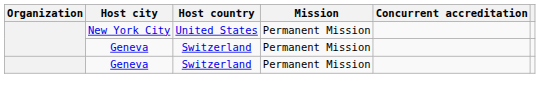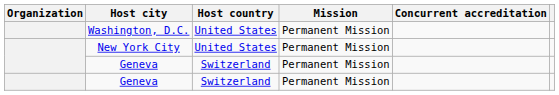+ row: (139, 30)
